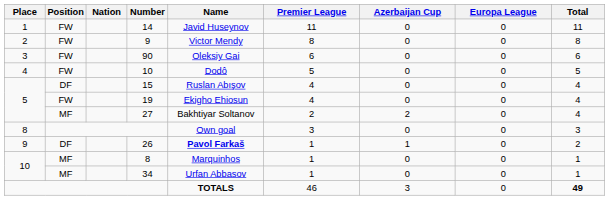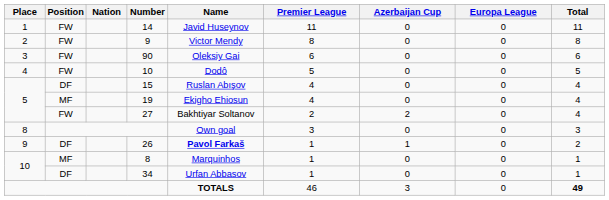(66, 100) FW -> (66, 100) MF
(66, 115) MF -> (66, 115) FW
(66, 173) MF -> (66, 173) DF
